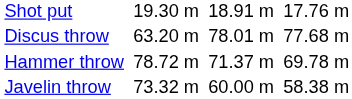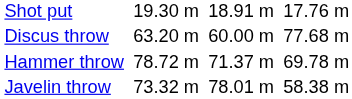(241, 36) 78.01 m -> (241, 36) 60.00 m
(241, 86) 60.00 m -> (241, 86) 78.01 m
